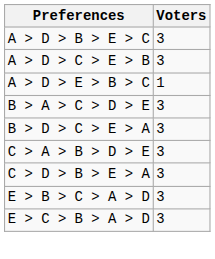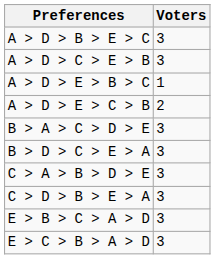+ row: (79, 107)
